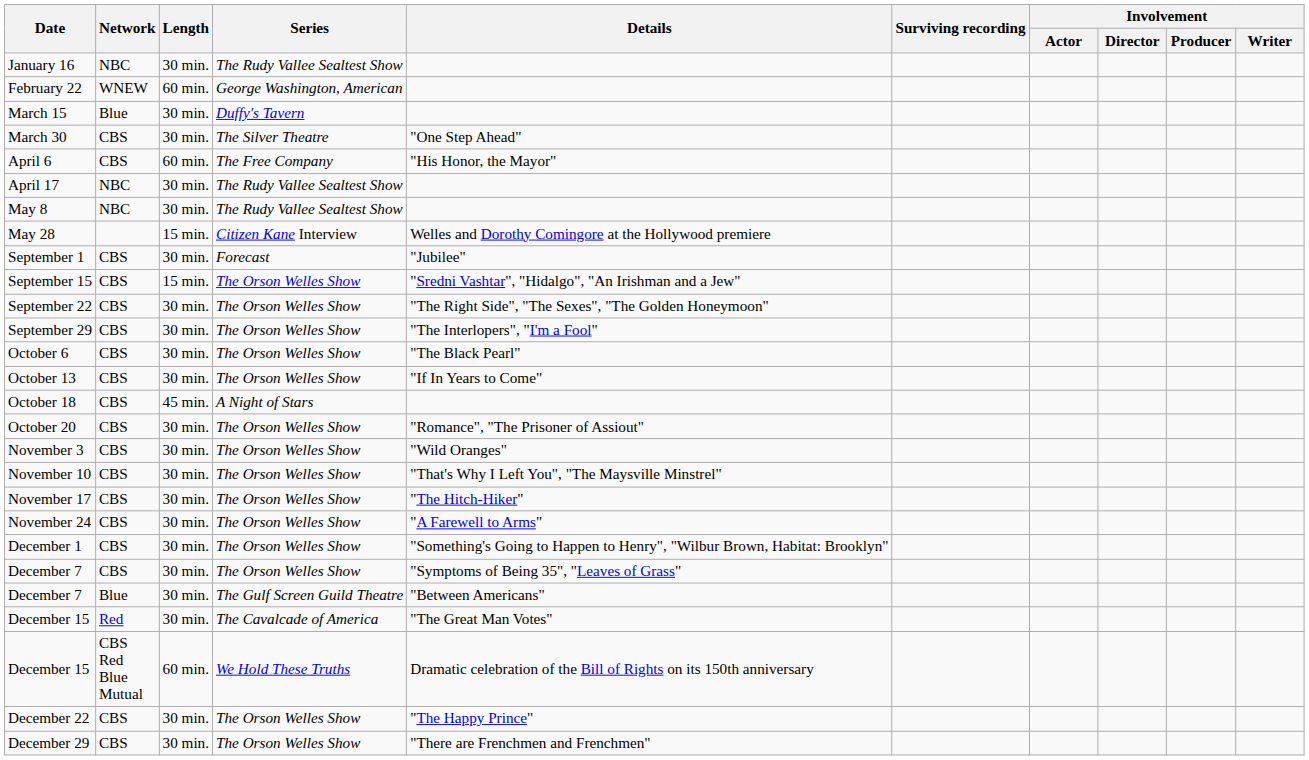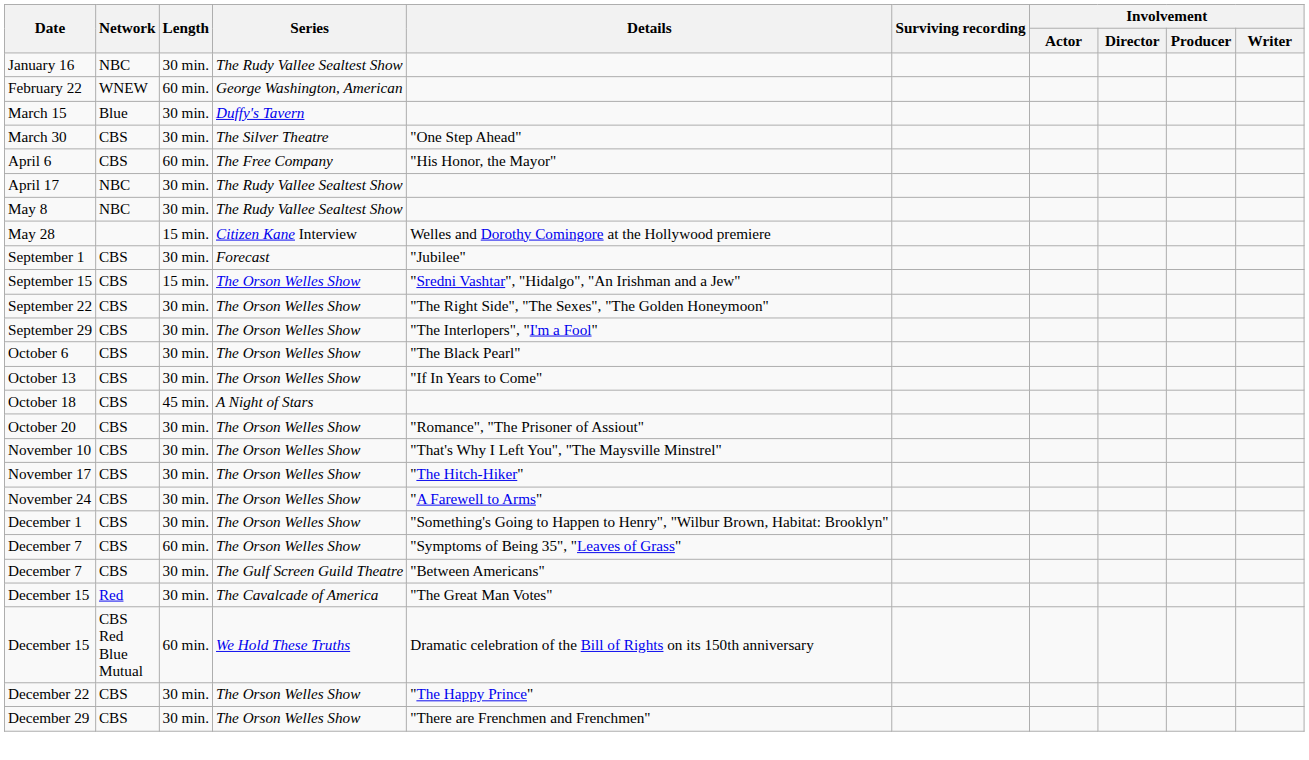- row: (46, 450)
(186, 570) 30 min. -> (186, 546) 60 min.
(113, 595) Blue -> (113, 570) CBS
